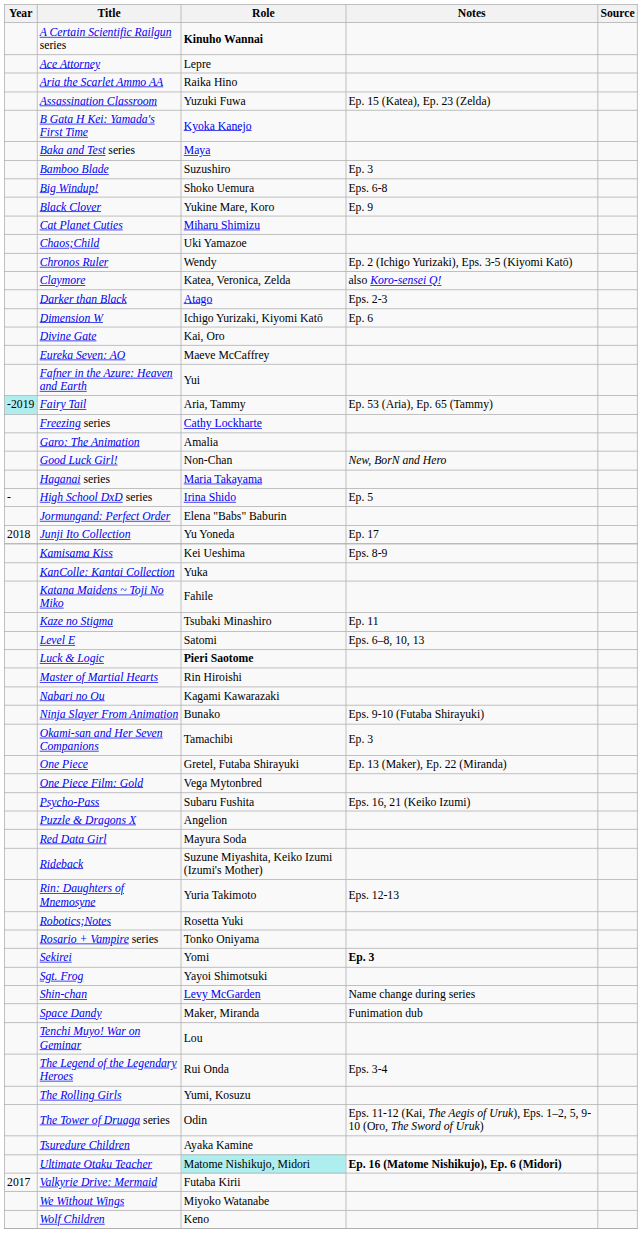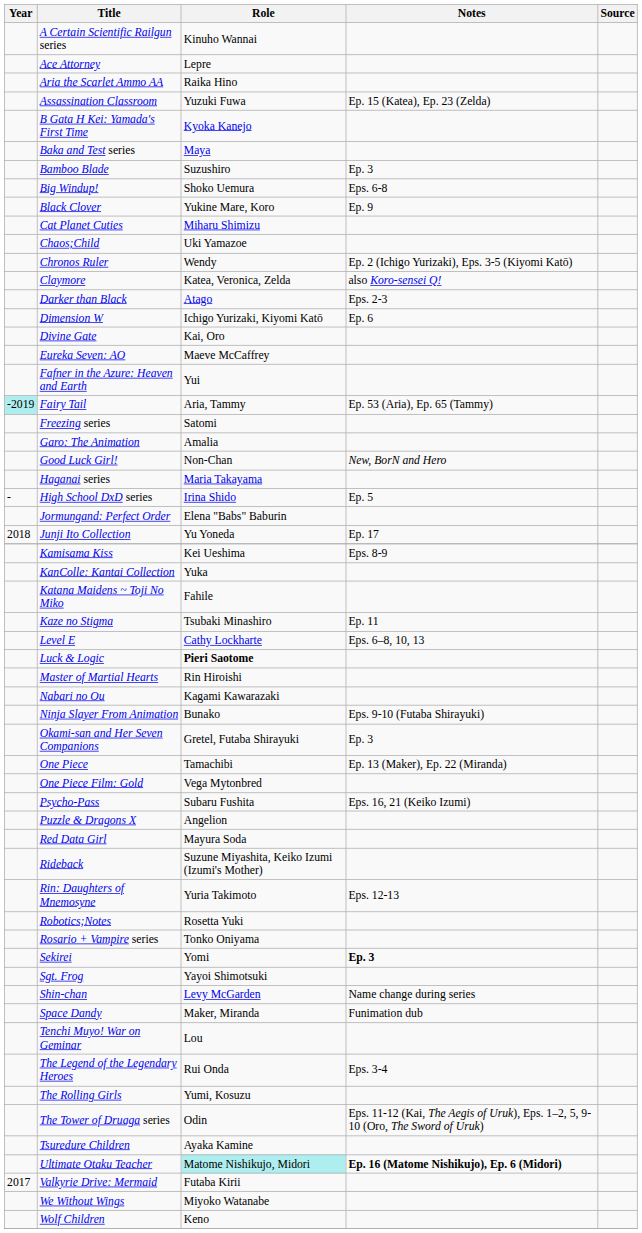(223, 38) bold -> (220, 38) normal
(223, 423) Cathy Lockharte -> (200, 423) Satomi
(200, 640) Satomi -> (223, 640) Cathy Lockharte
(208, 739) Tamachibi -> (241, 739) Gretel, Futaba Shirayuki
(241, 764) Gretel, Futaba Shirayuki -> (208, 764) Tamachibi
